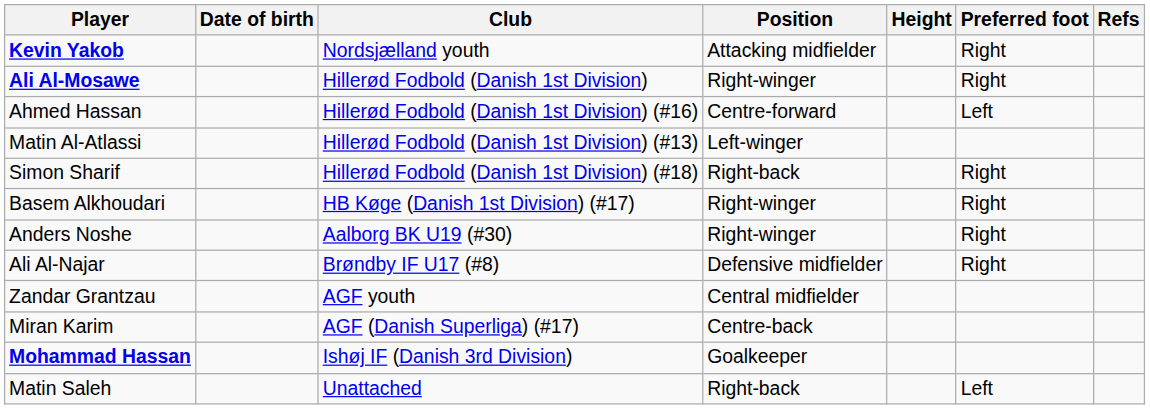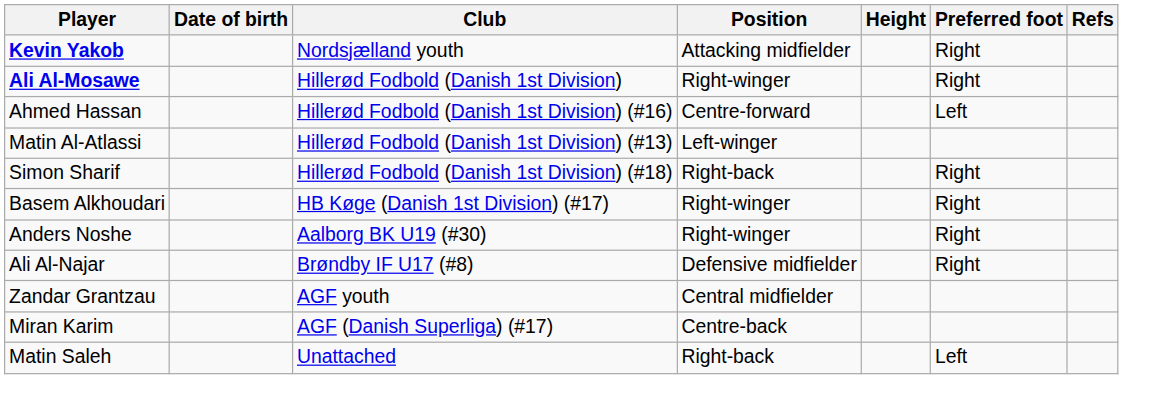- row: (100, 357)
